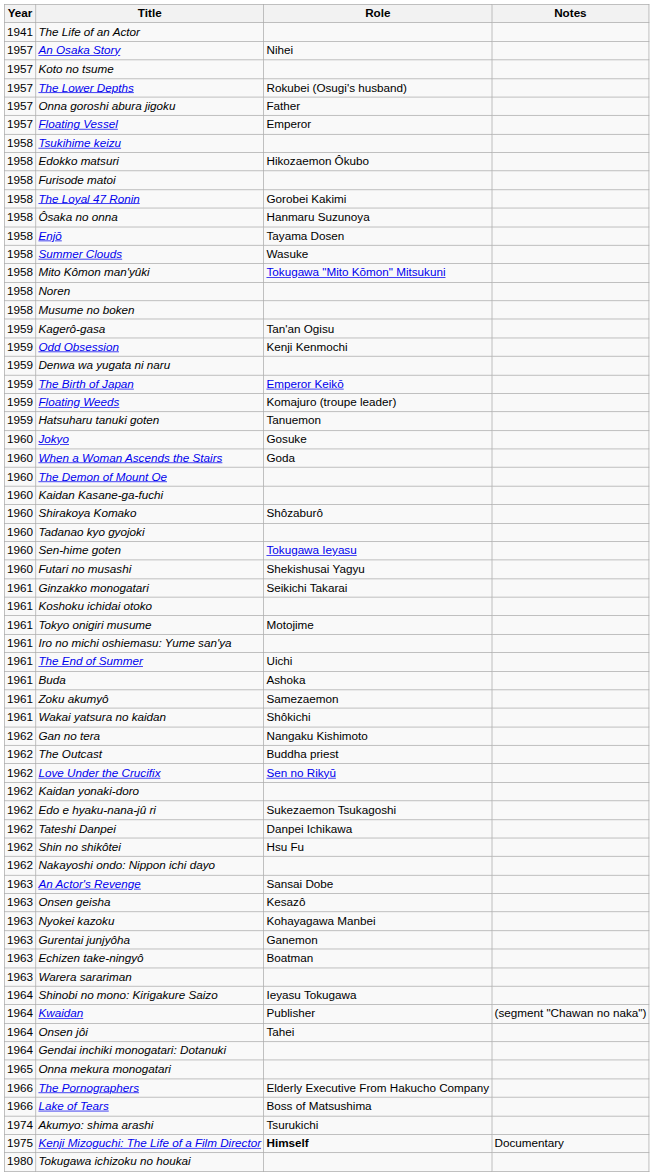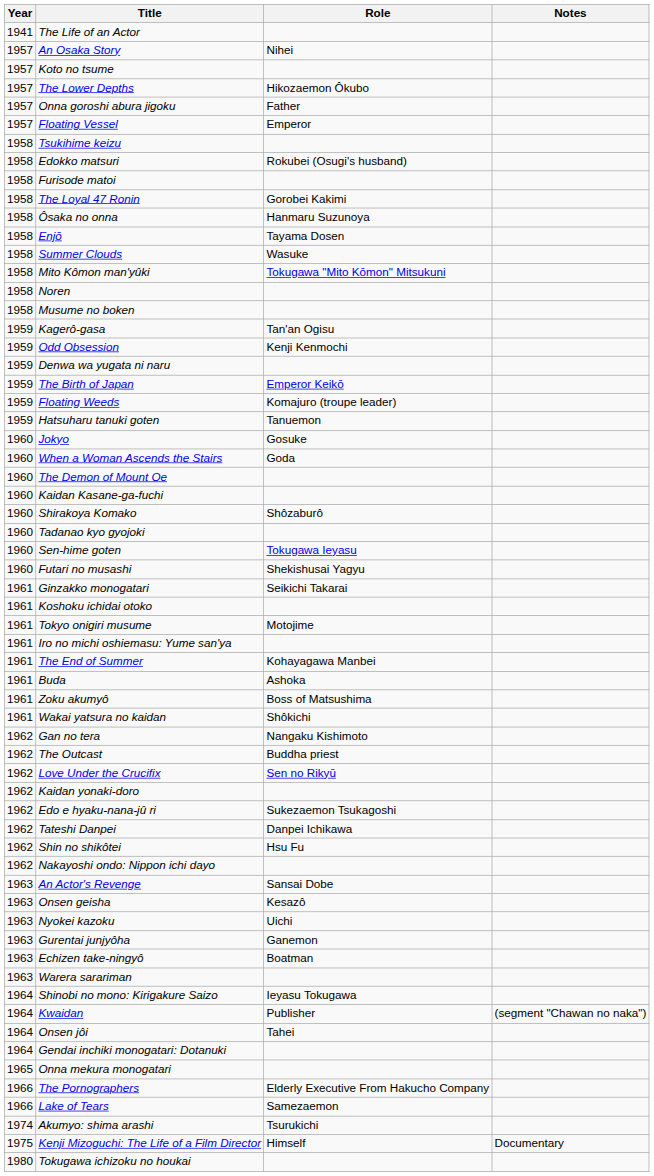(337, 87) Rokubei (Osugi's husband) -> (318, 87) Hikozaemon Ôkubo
(318, 161) Hikozaemon Ôkubo -> (337, 161) Rokubei (Osugi's husband)
(279, 662) Uichi -> (321, 662) Kohayagawa Manbei
(302, 699) Samezaemon -> (319, 699) Boss of Matsushima
(321, 921) Kohayagawa Manbei -> (279, 921) Uichi
(319, 1106) Boss of Matsushima -> (302, 1106) Samezaemon
(288, 1143) bold -> (286, 1143) normal
